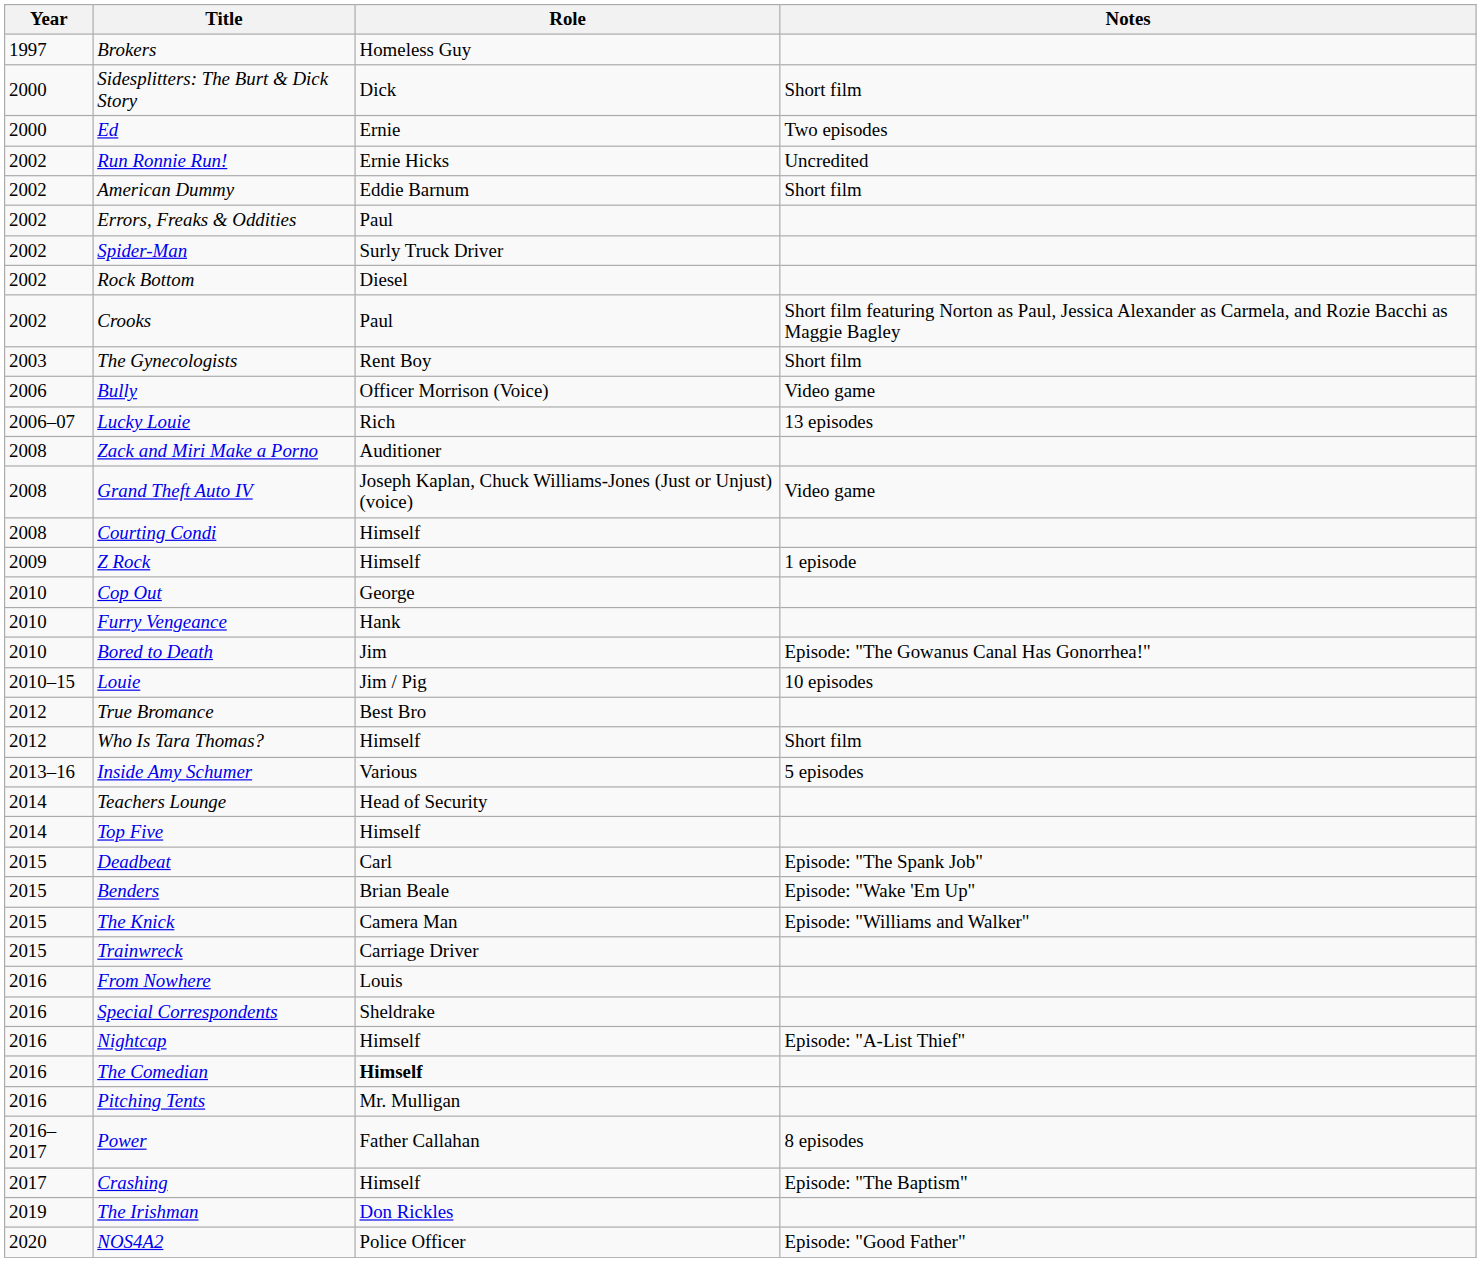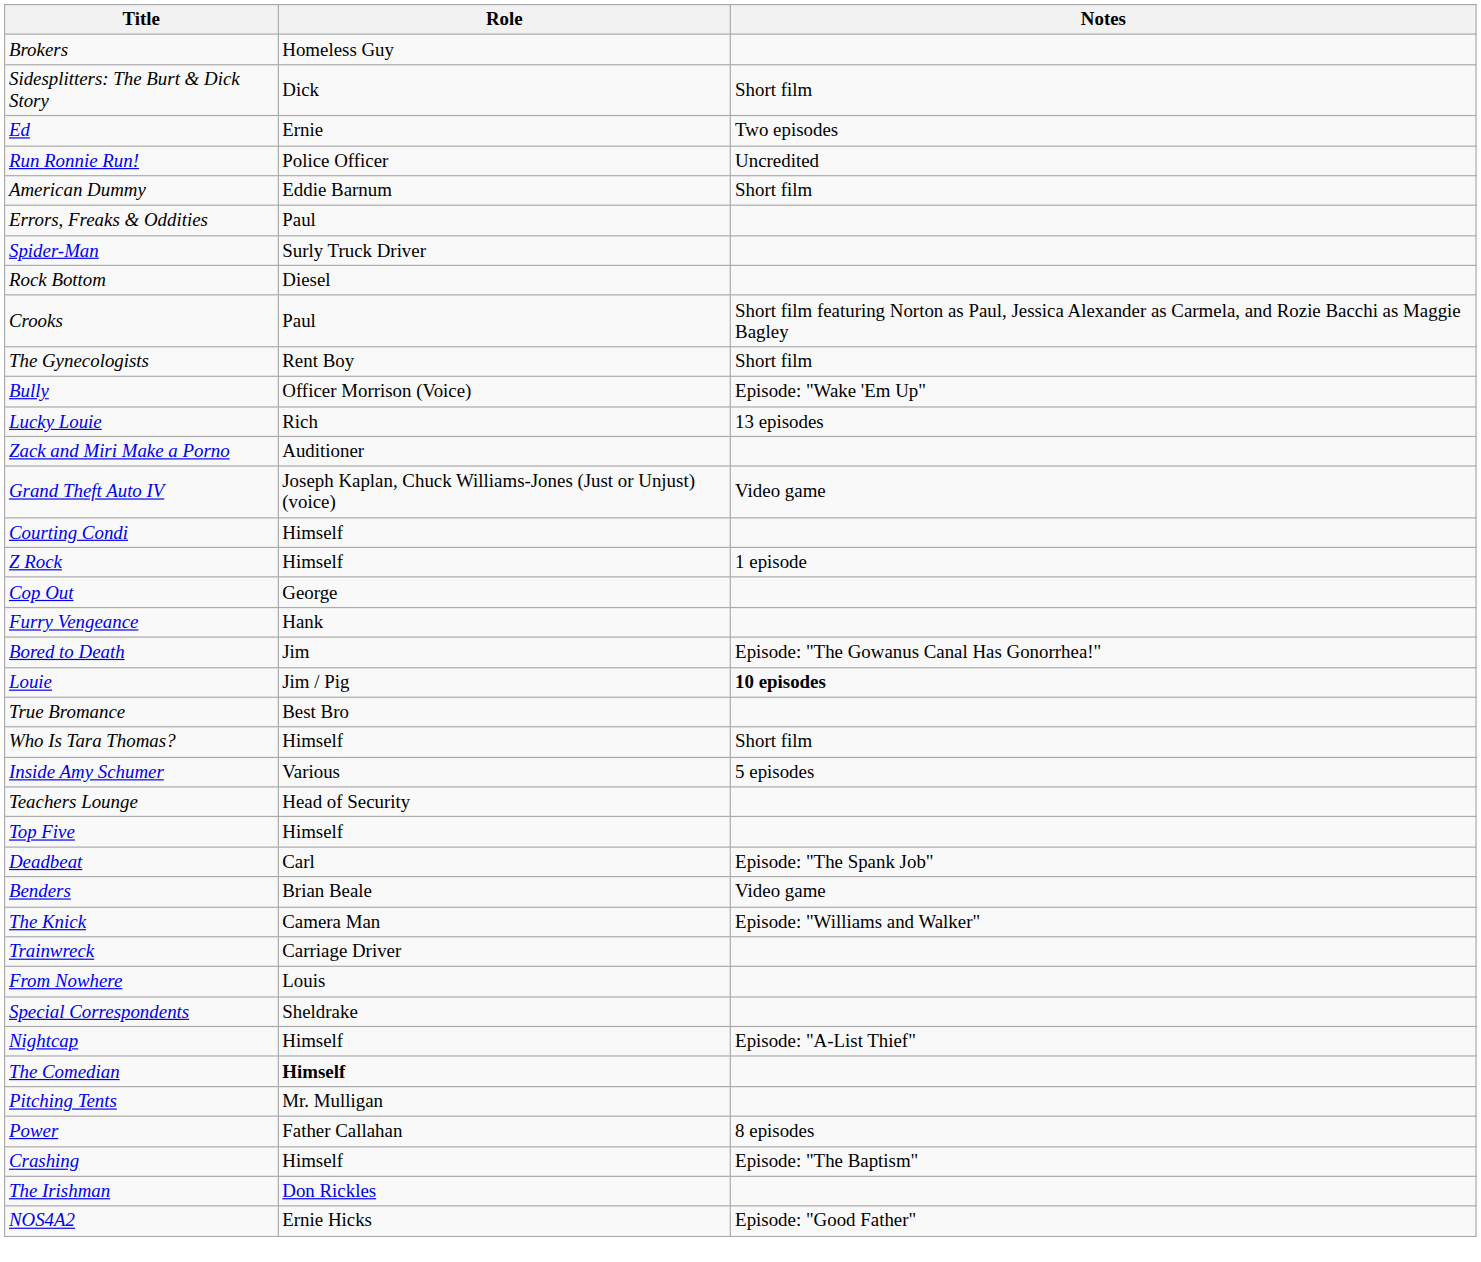- column: (49, 19)
(404, 160) Ernie Hicks -> (335, 160) Police Officer
(830, 391) Video game -> (831, 391) Episode: "Wake 'Em Up"
(829, 682) normal -> (780, 682) bold
(880, 891) Episode: "Wake 'Em Up" -> (780, 891) Video game
(413, 1242) Police Officer -> (327, 1221) Ernie Hicks
